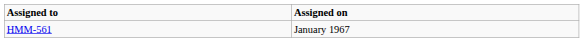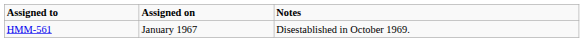+ column: (289, 12)
